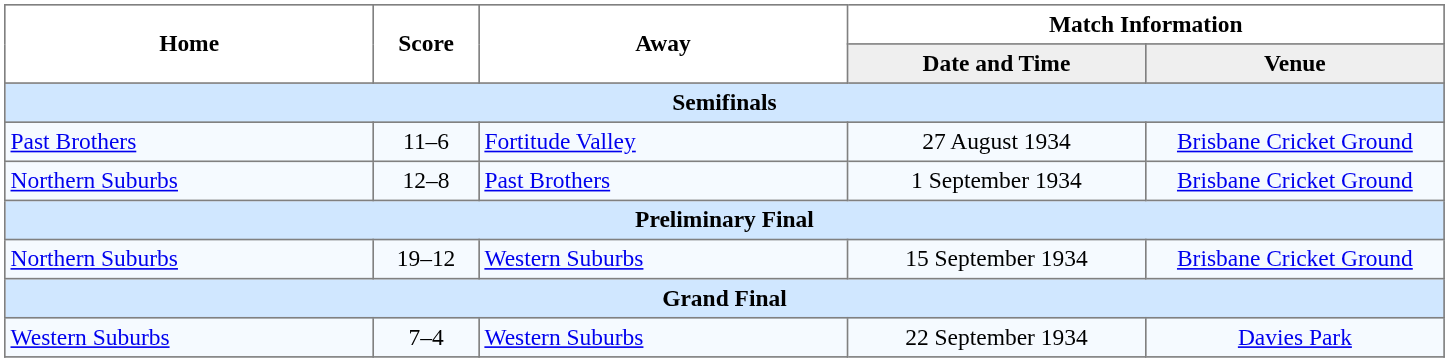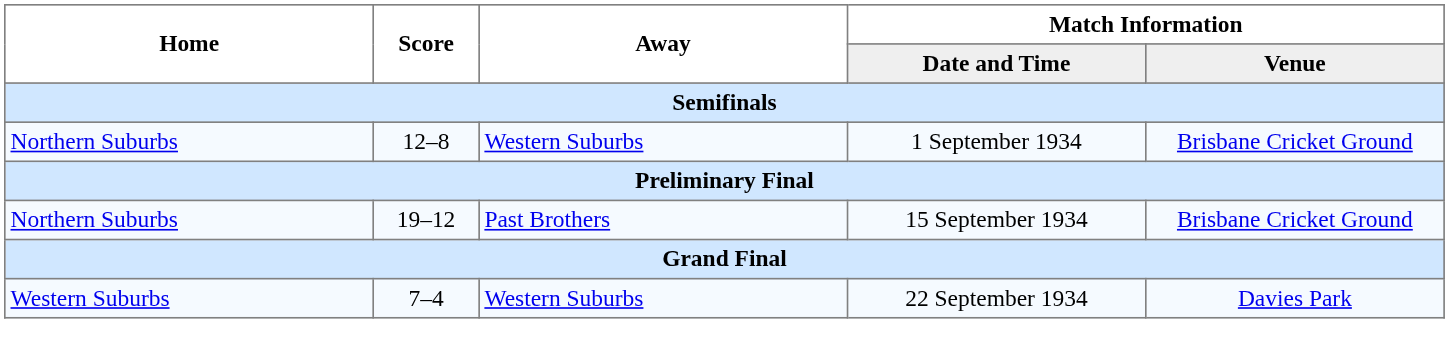- row: (996, 141)
(547, 180) Past Brothers -> (564, 141) Western Suburbs
(564, 258) Western Suburbs -> (547, 219) Past Brothers
